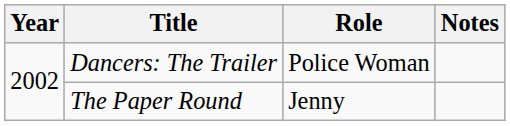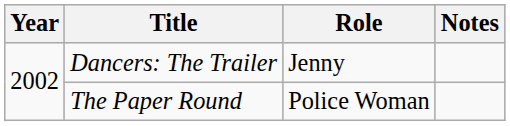(359, 62) Police Woman -> (317, 62) Jenny
(317, 100) Jenny -> (359, 100) Police Woman
